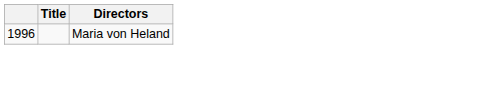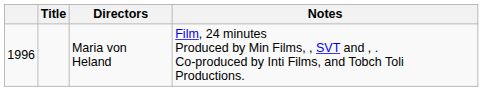+ column: (325, 14)
